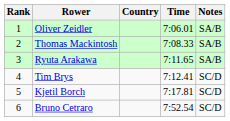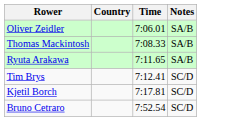- column: (18, 12)
